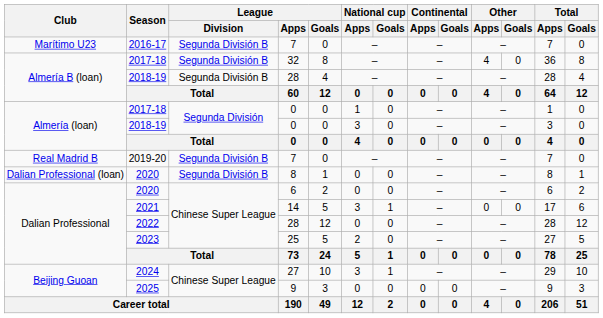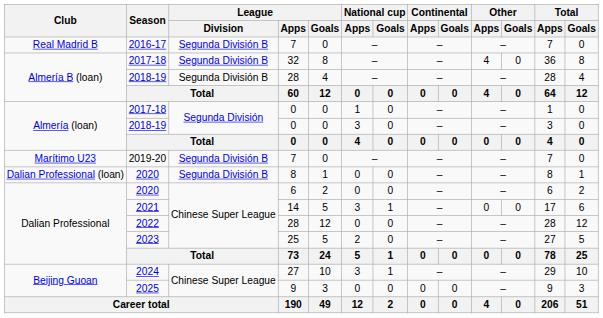(65, 45) Marítimo U23 -> (65, 45) Real Madrid B
(65, 158) Real Madrid B -> (65, 158) Marítimo U23
